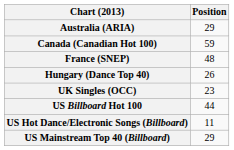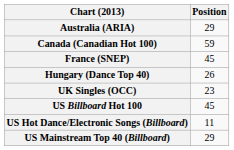(209, 59) 48 -> (209, 59) 45
(209, 106) 44 -> (209, 106) 45
